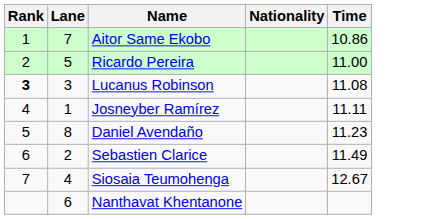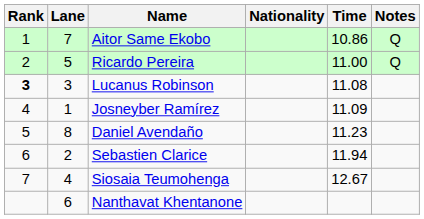+ column: (395, 16)
(350, 109) 11.11 -> (350, 109) 11.09
(350, 156) 11.49 -> (350, 156) 11.94
